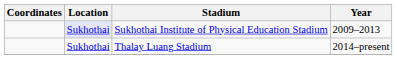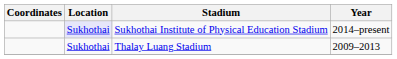(356, 29) 2009–2013 -> (361, 29) 2014–present
(361, 46) 2014–present -> (356, 46) 2009–2013
